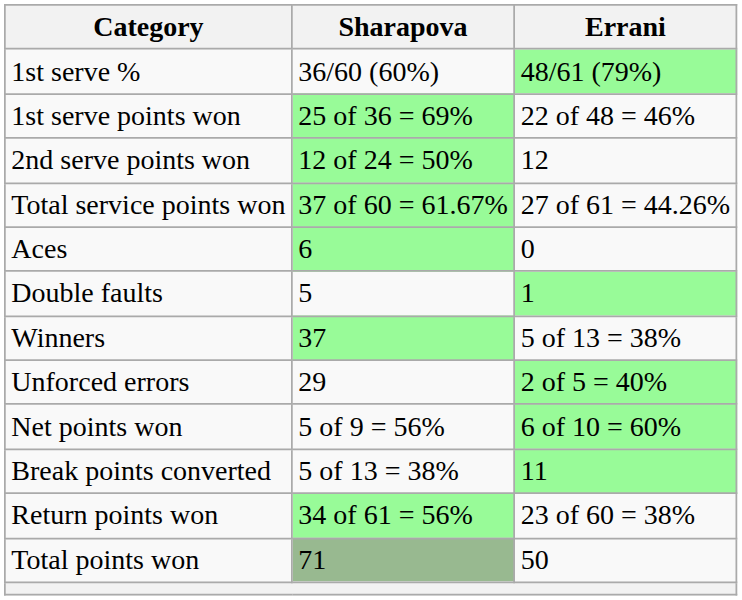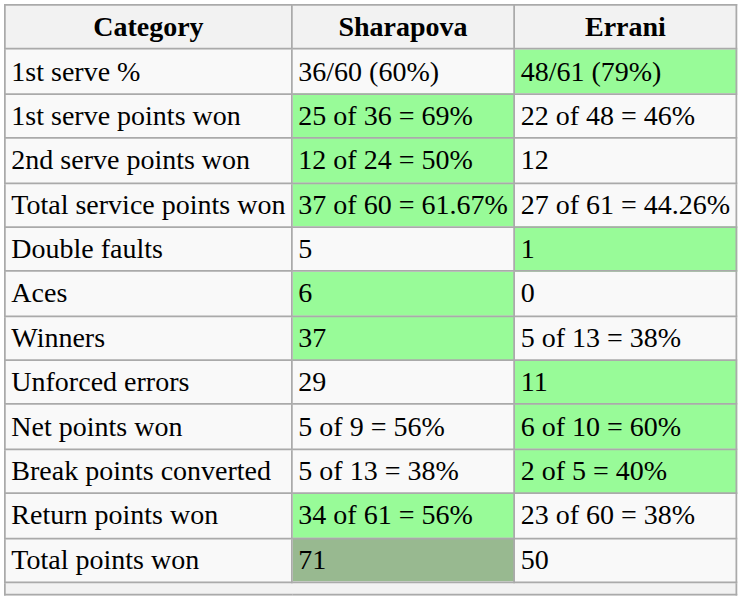rows swapped: (39, 248) <-> (87, 293)
(594, 381) 2 of 5 = 40% -> (534, 381) 11
(534, 470) 11 -> (594, 470) 2 of 5 = 40%
